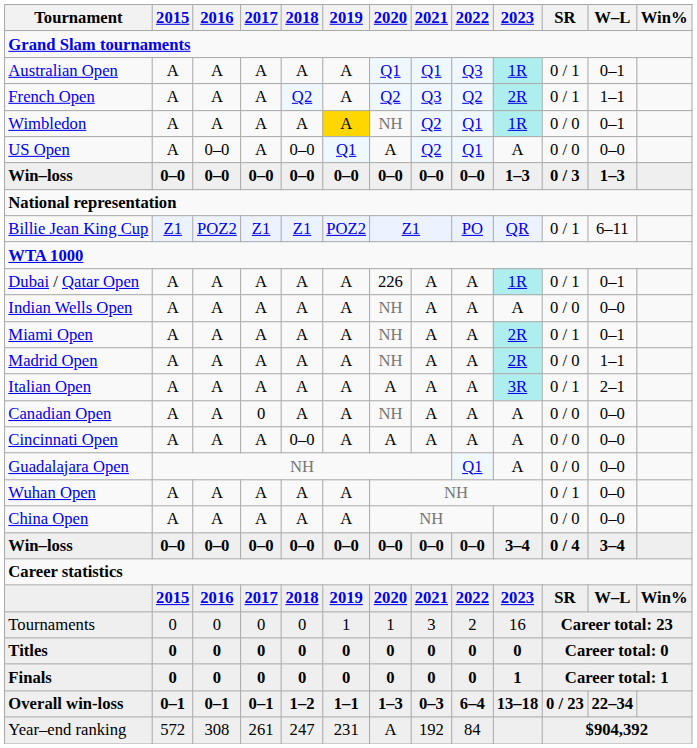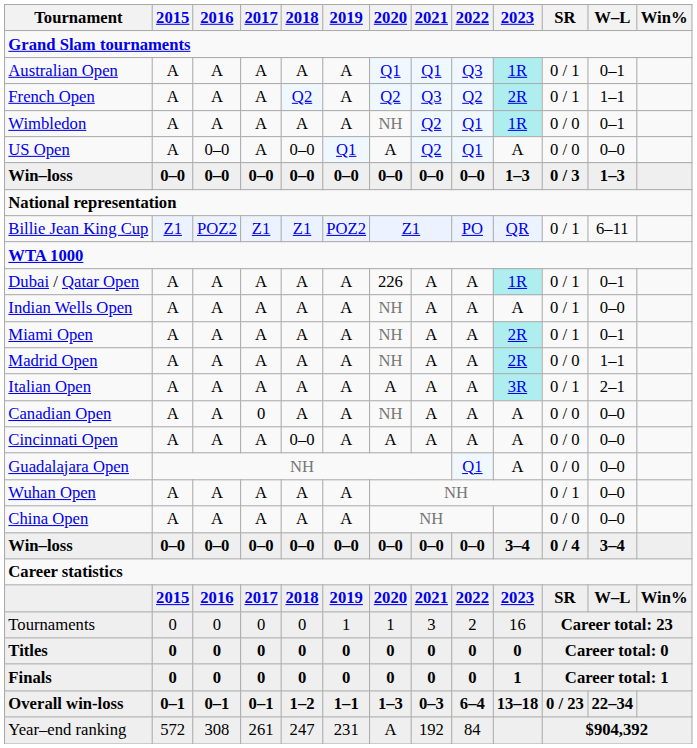(346, 123) gold background -> (346, 123) no background
(565, 307) 0 / 0 -> (565, 307) 0 / 1
